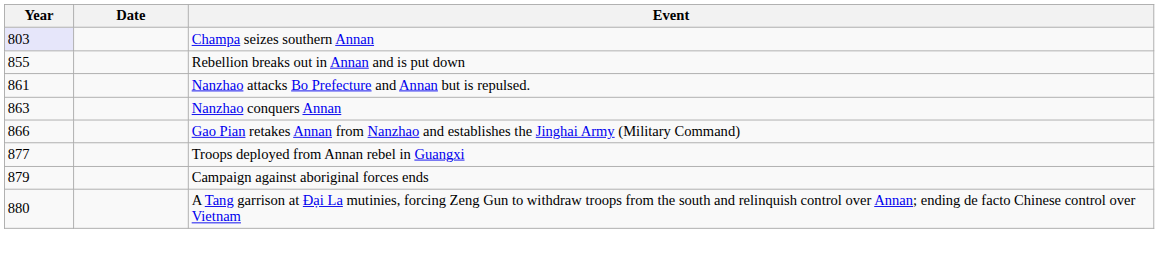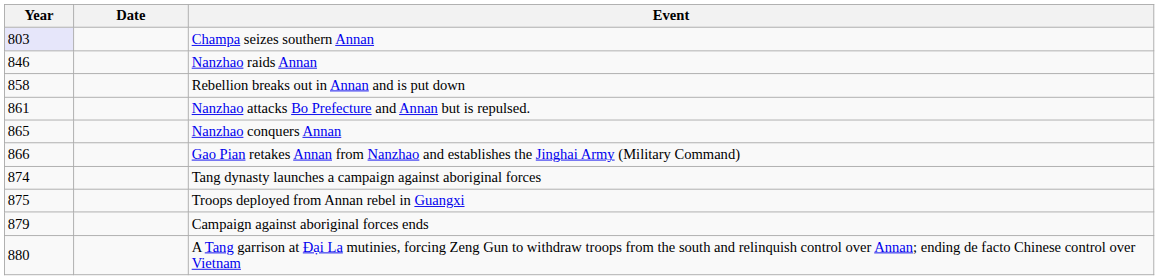+ row: (254, 62)
(19, 62) 855 -> (19, 85) 858
(19, 108) 863 -> (19, 131) 865
+ row: (366, 177)
(19, 154) 877 -> (19, 200) 875
